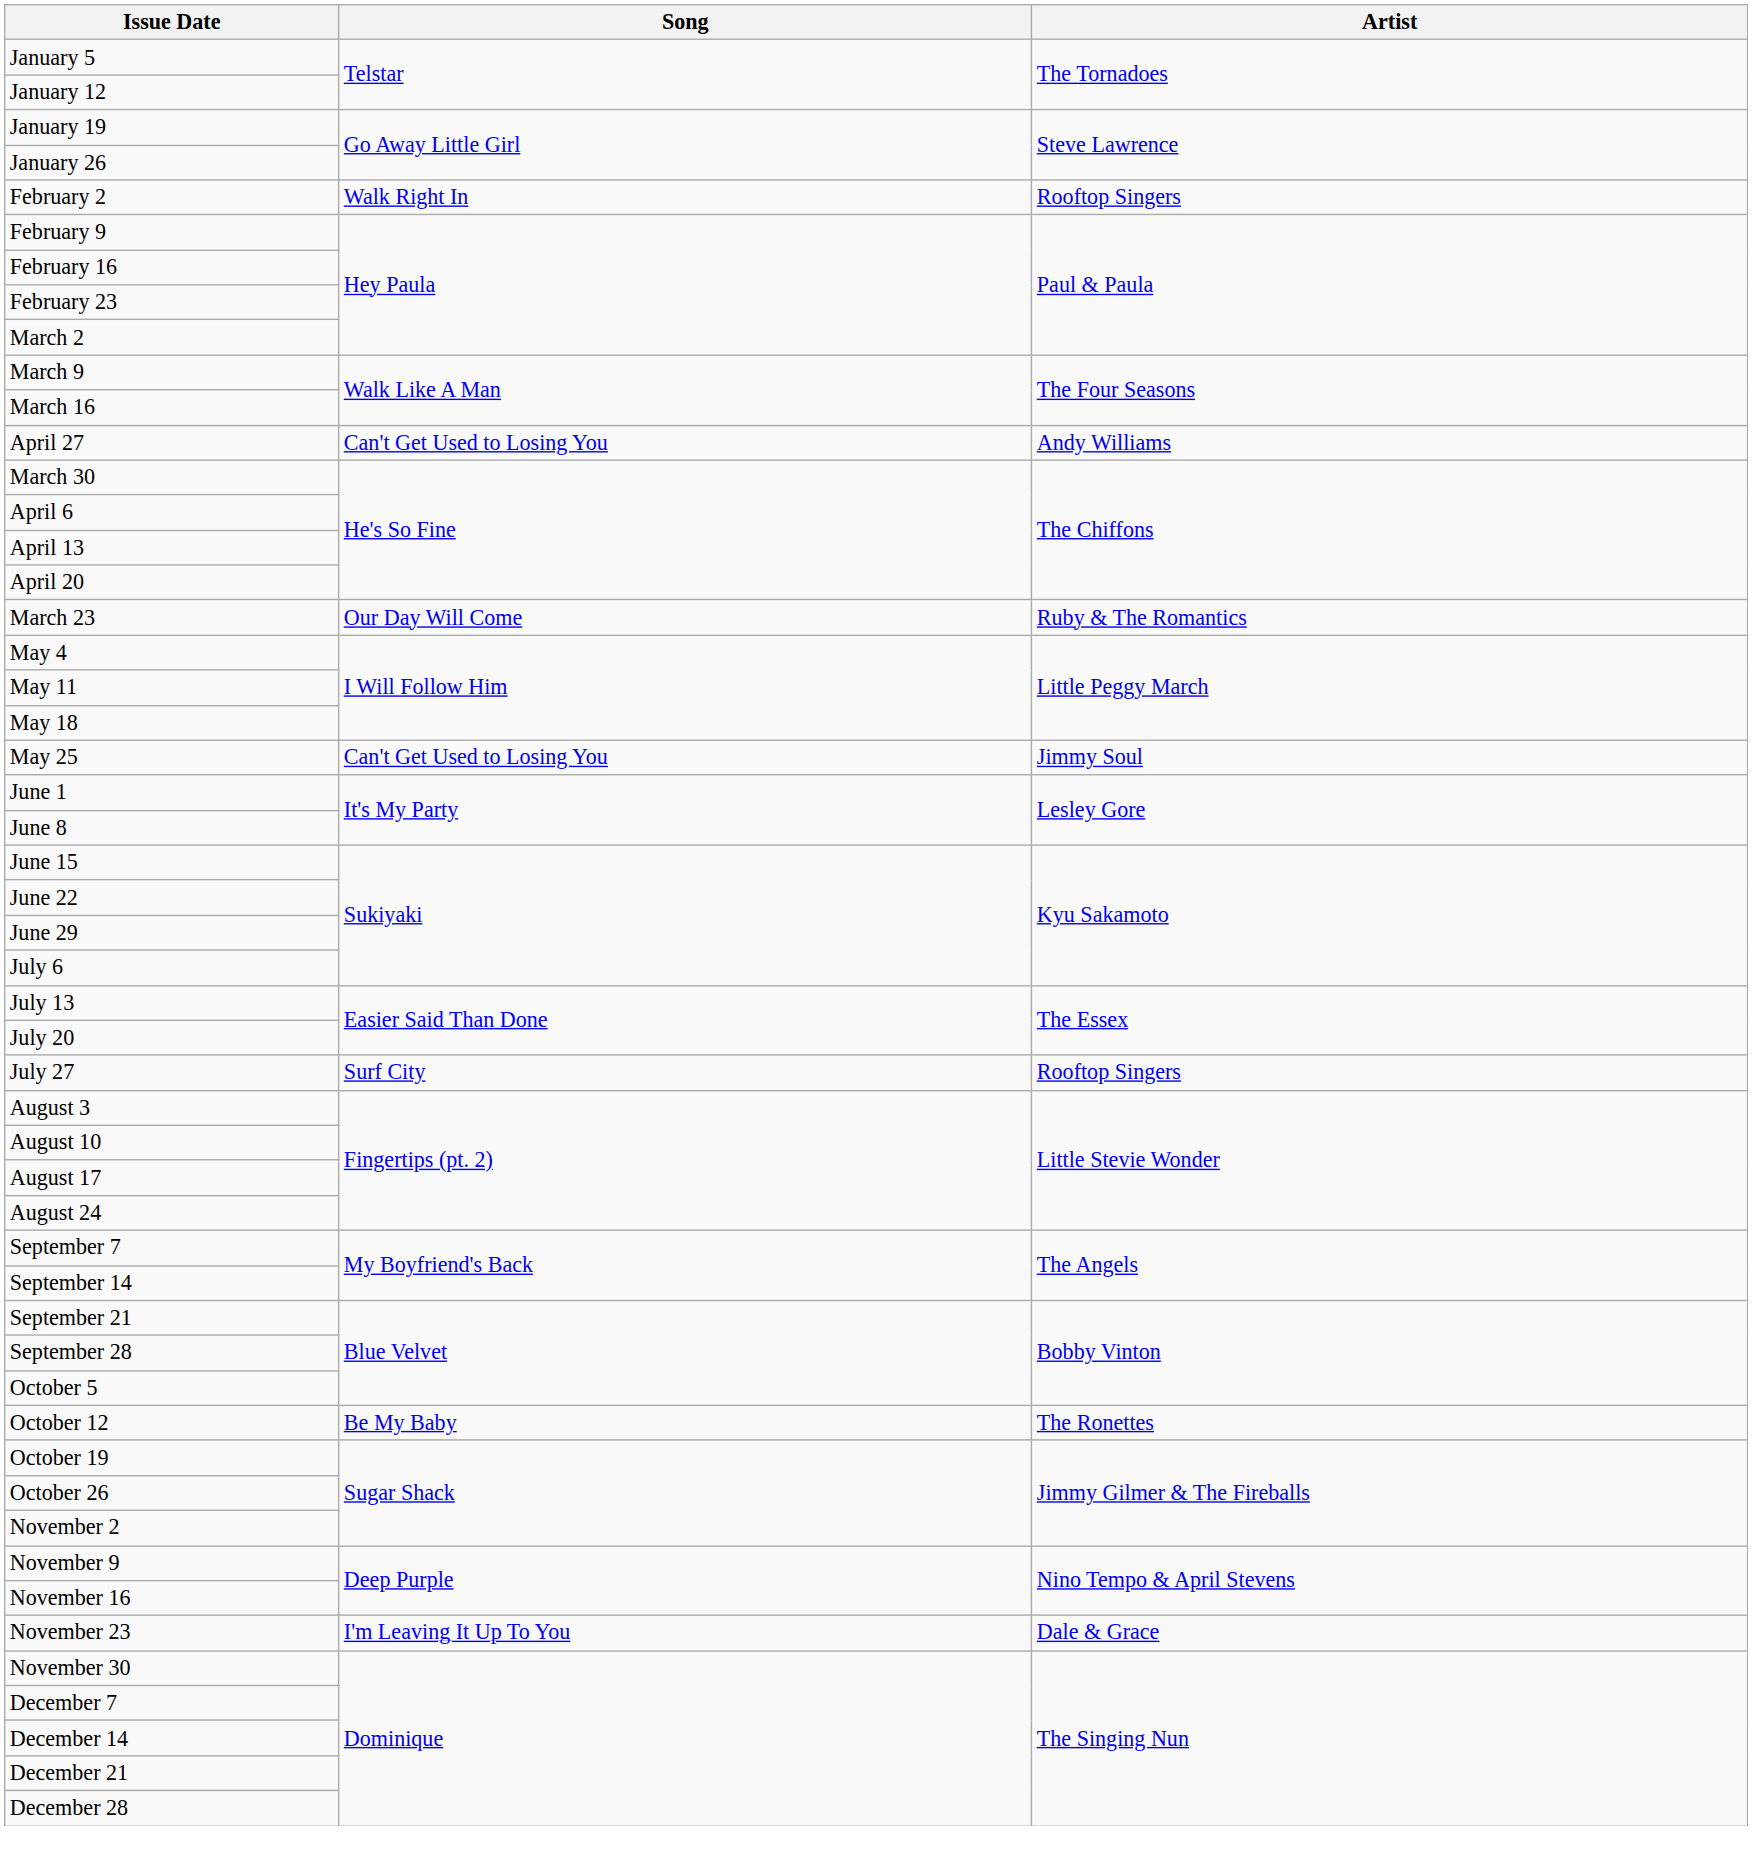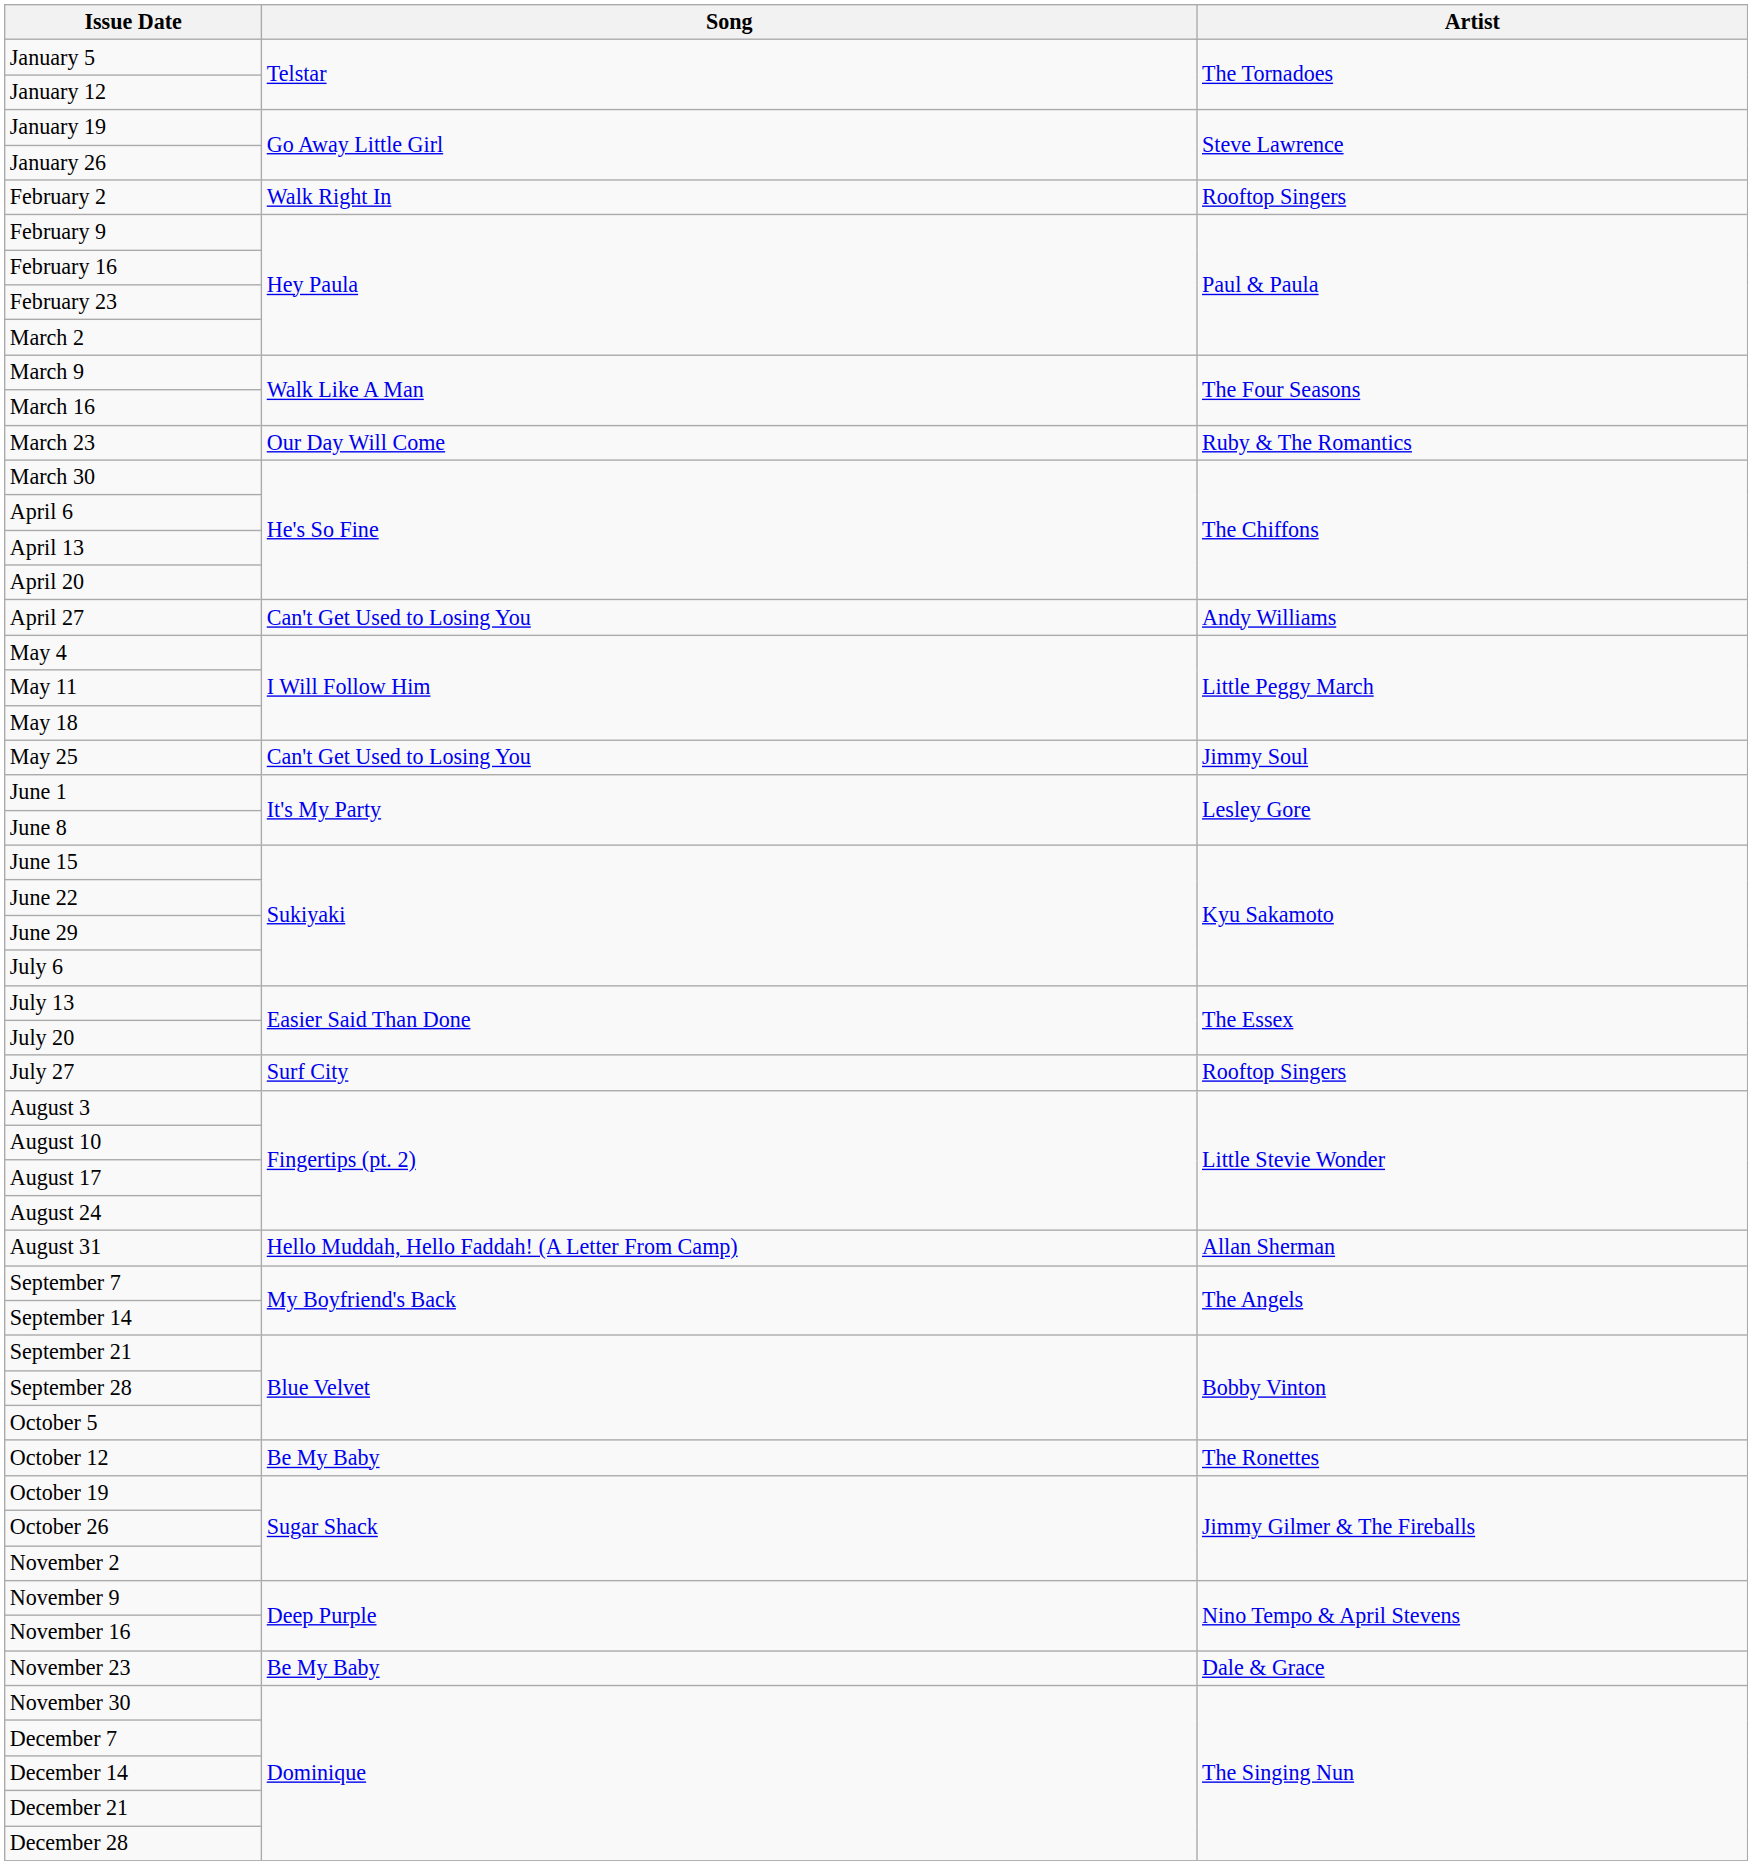rows swapped: (52, 617) <-> (47, 442)
+ row: (55, 1247)
(457, 1632) I'm Leaving It Up To You -> (323, 1667) Be My Baby
